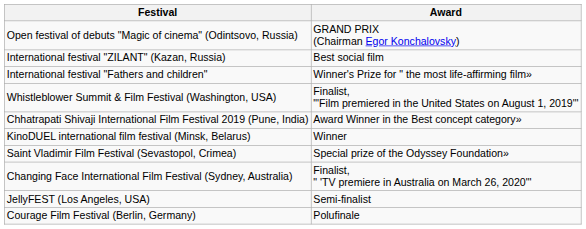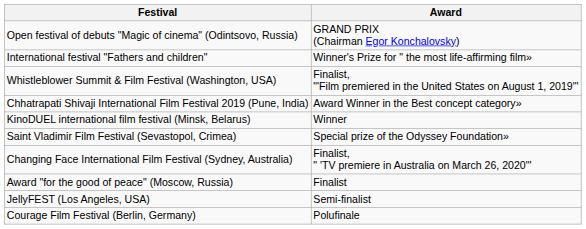- row: (116, 58)
+ row: (120, 182)
